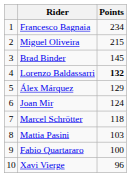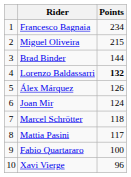(117, 58) 145 -> (117, 58) 144
(117, 88) 129 -> (117, 88) 126
(117, 134) 103 -> (117, 134) 117
